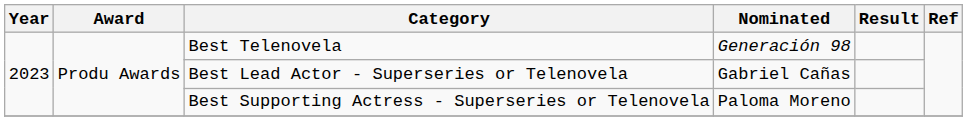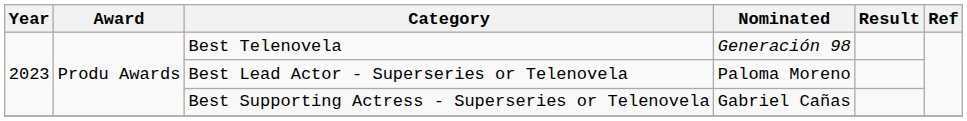(784, 74) Gabriel Cañas -> (784, 74) Paloma Moreno
(784, 102) Paloma Moreno -> (784, 102) Gabriel Cañas
